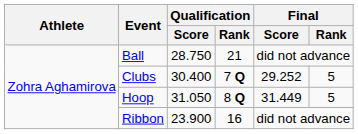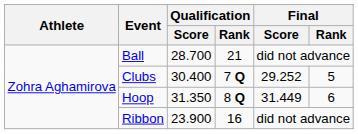(191, 56) 28.750 -> (191, 56) 28.700
(191, 98) 31.050 -> (191, 98) 31.350
(331, 98) 5 -> (331, 98) 6
